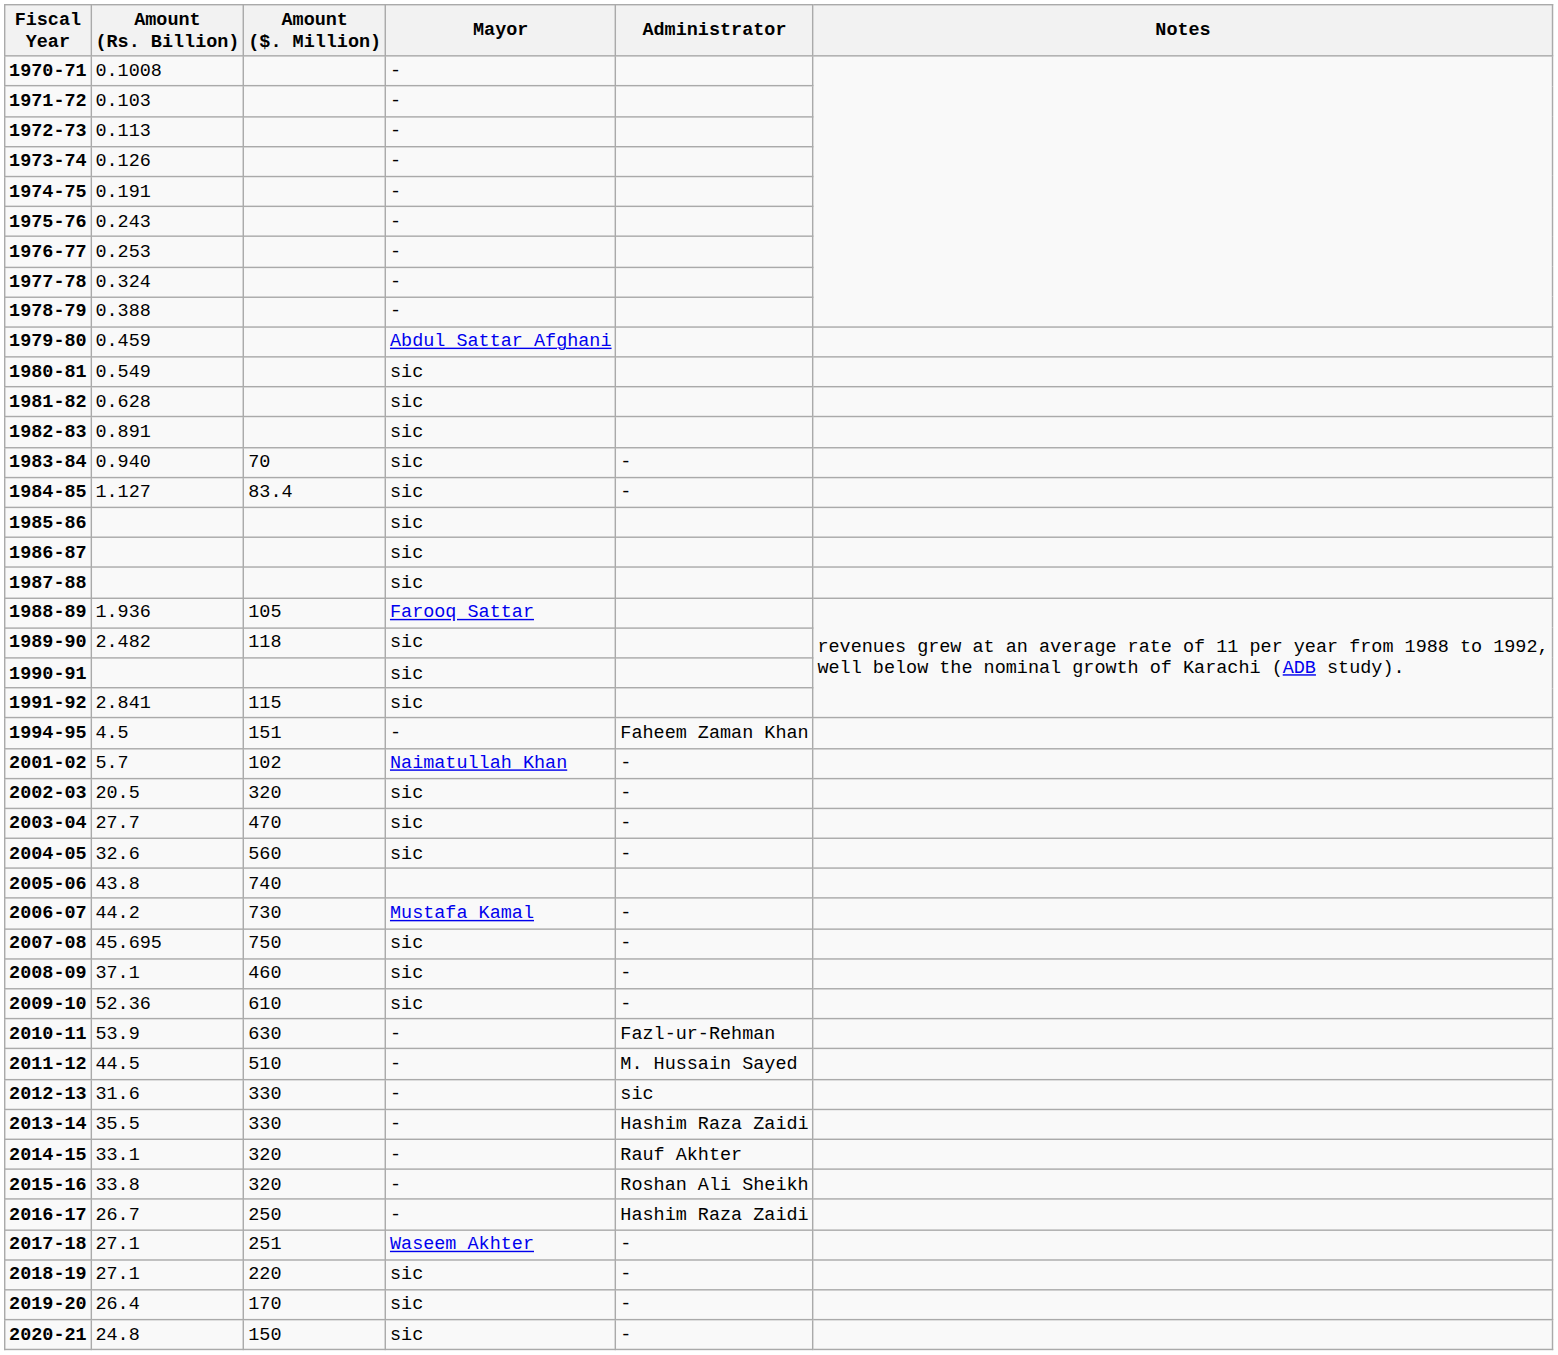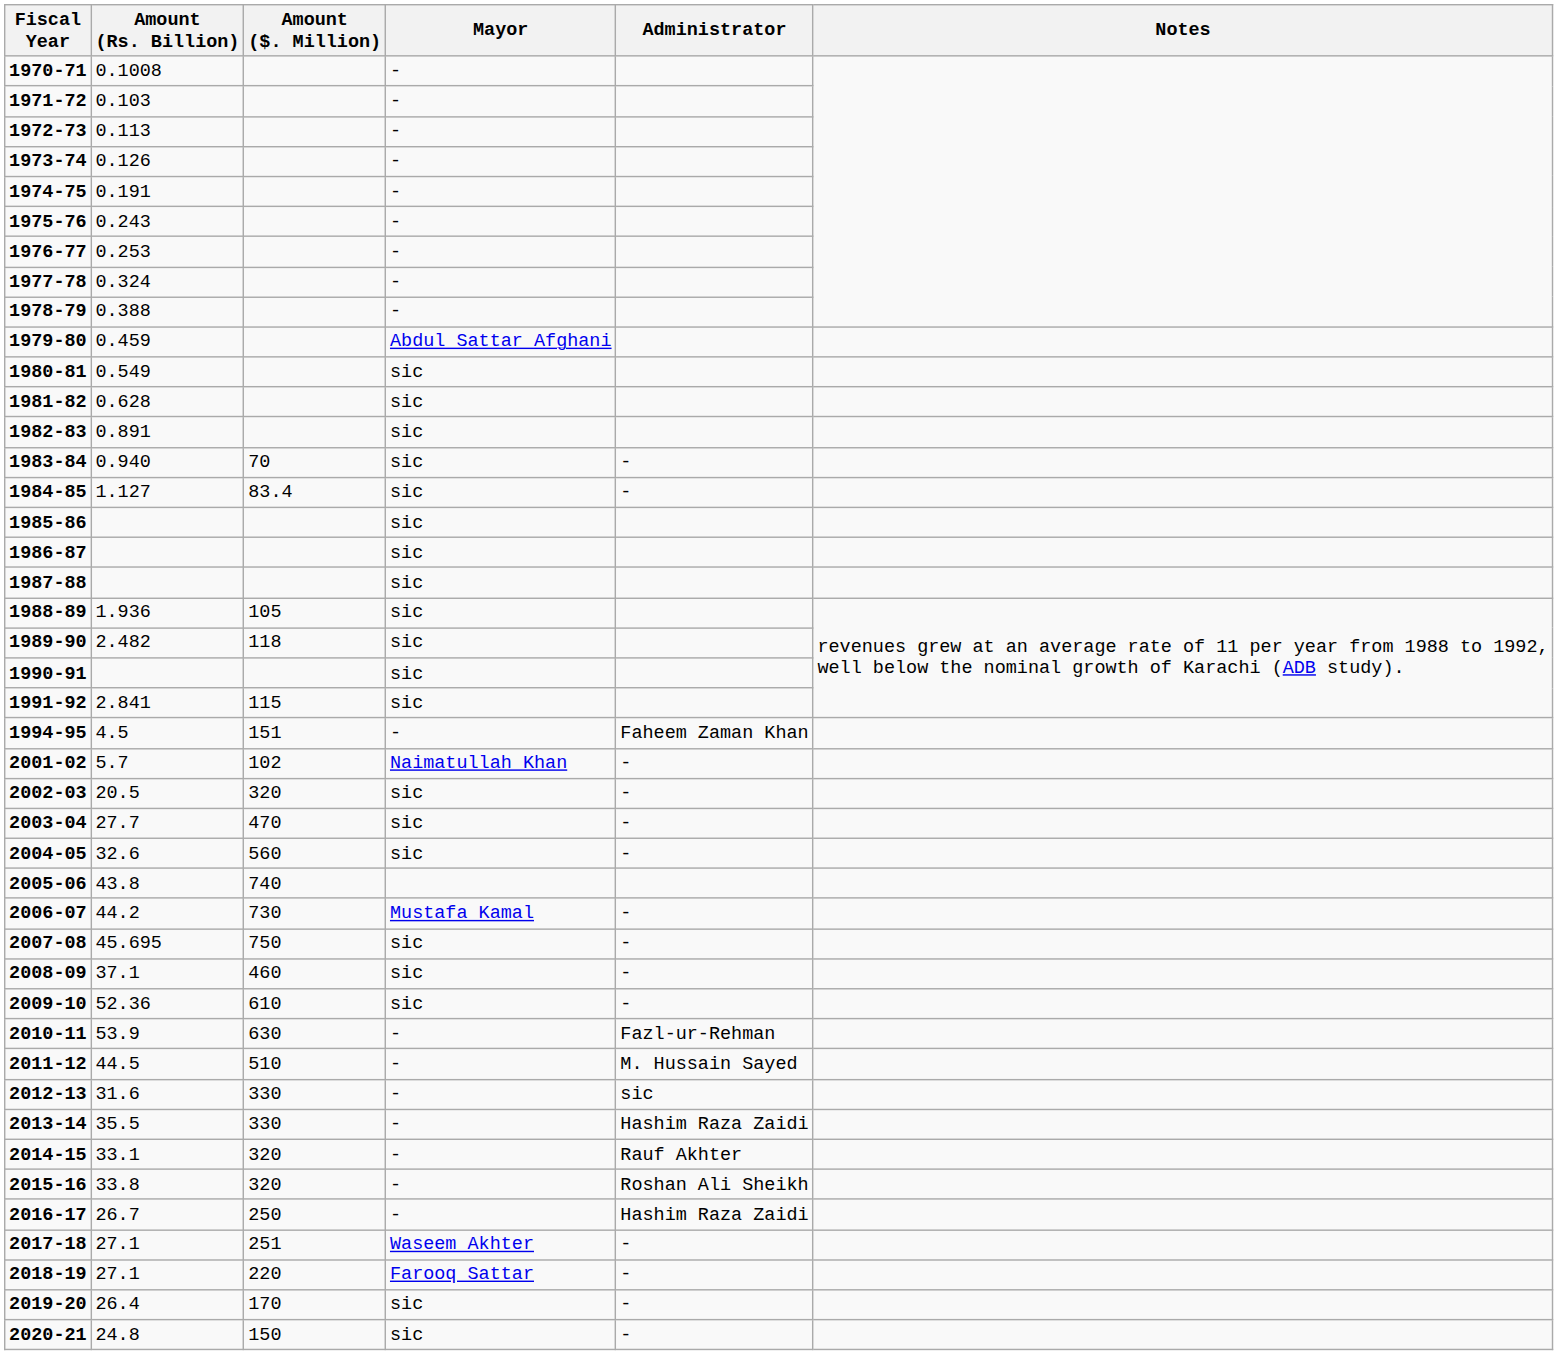(462, 613) Farooq Sattar -> (407, 613) sic
(407, 1275) sic -> (462, 1275) Farooq Sattar
